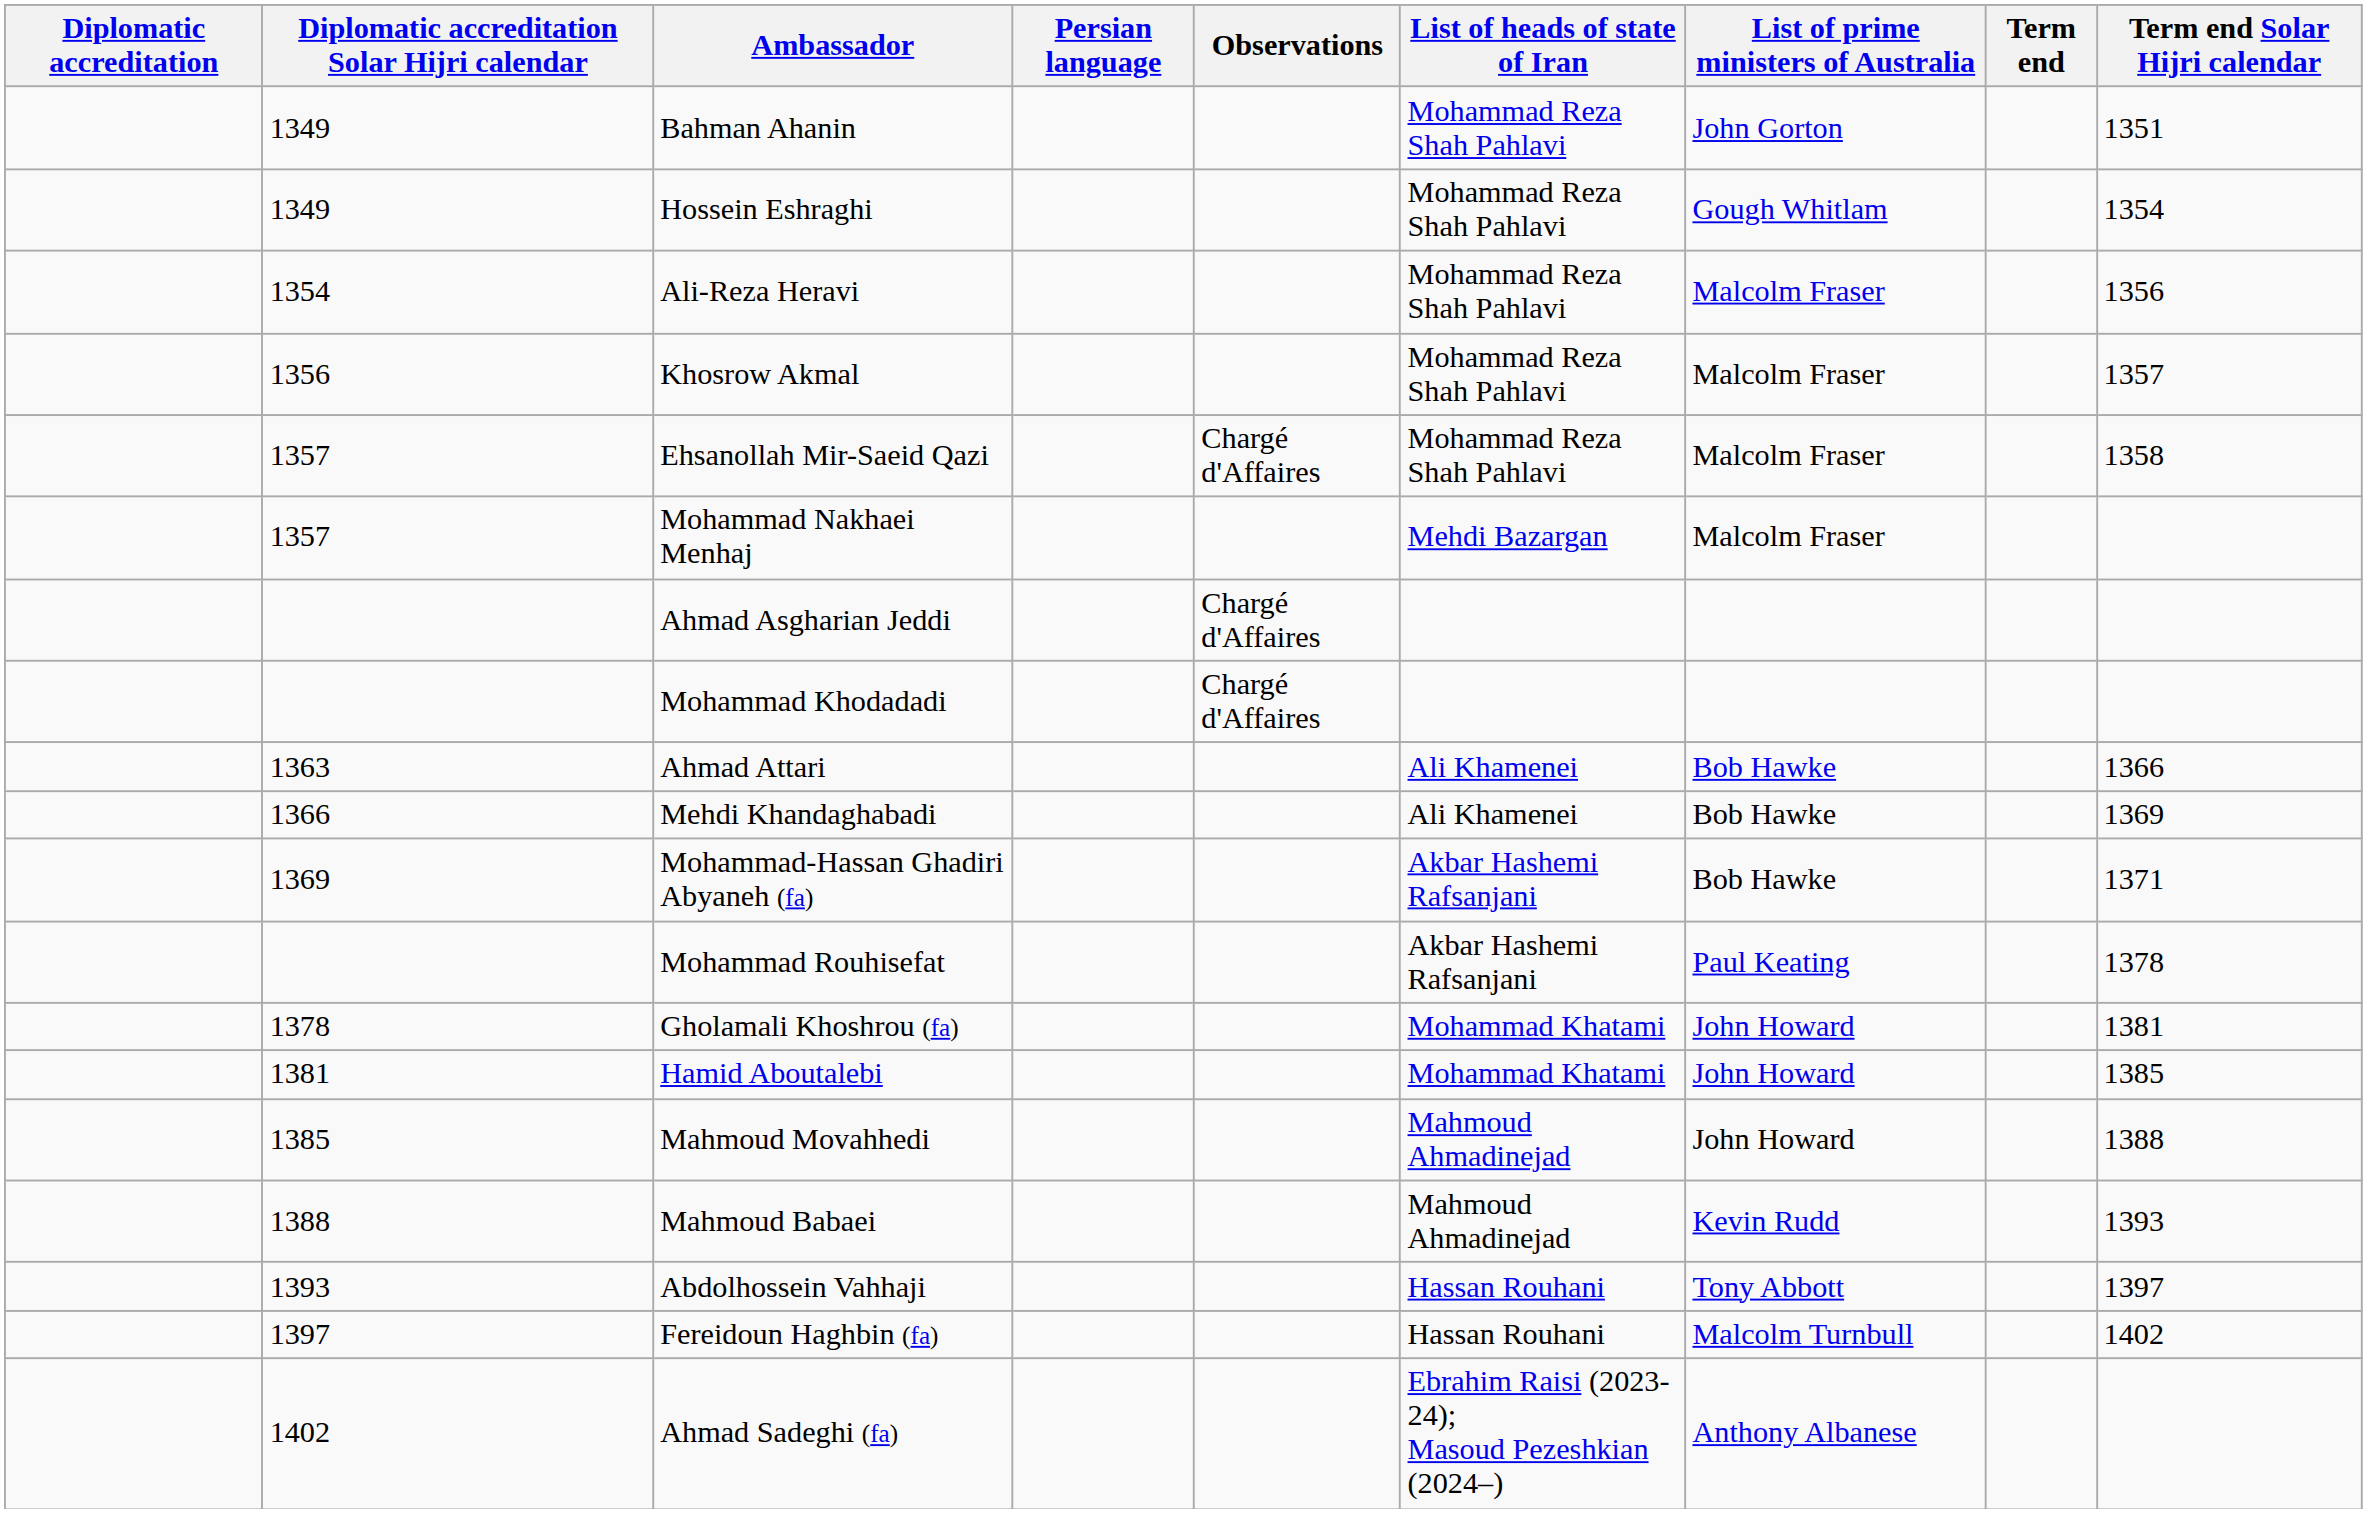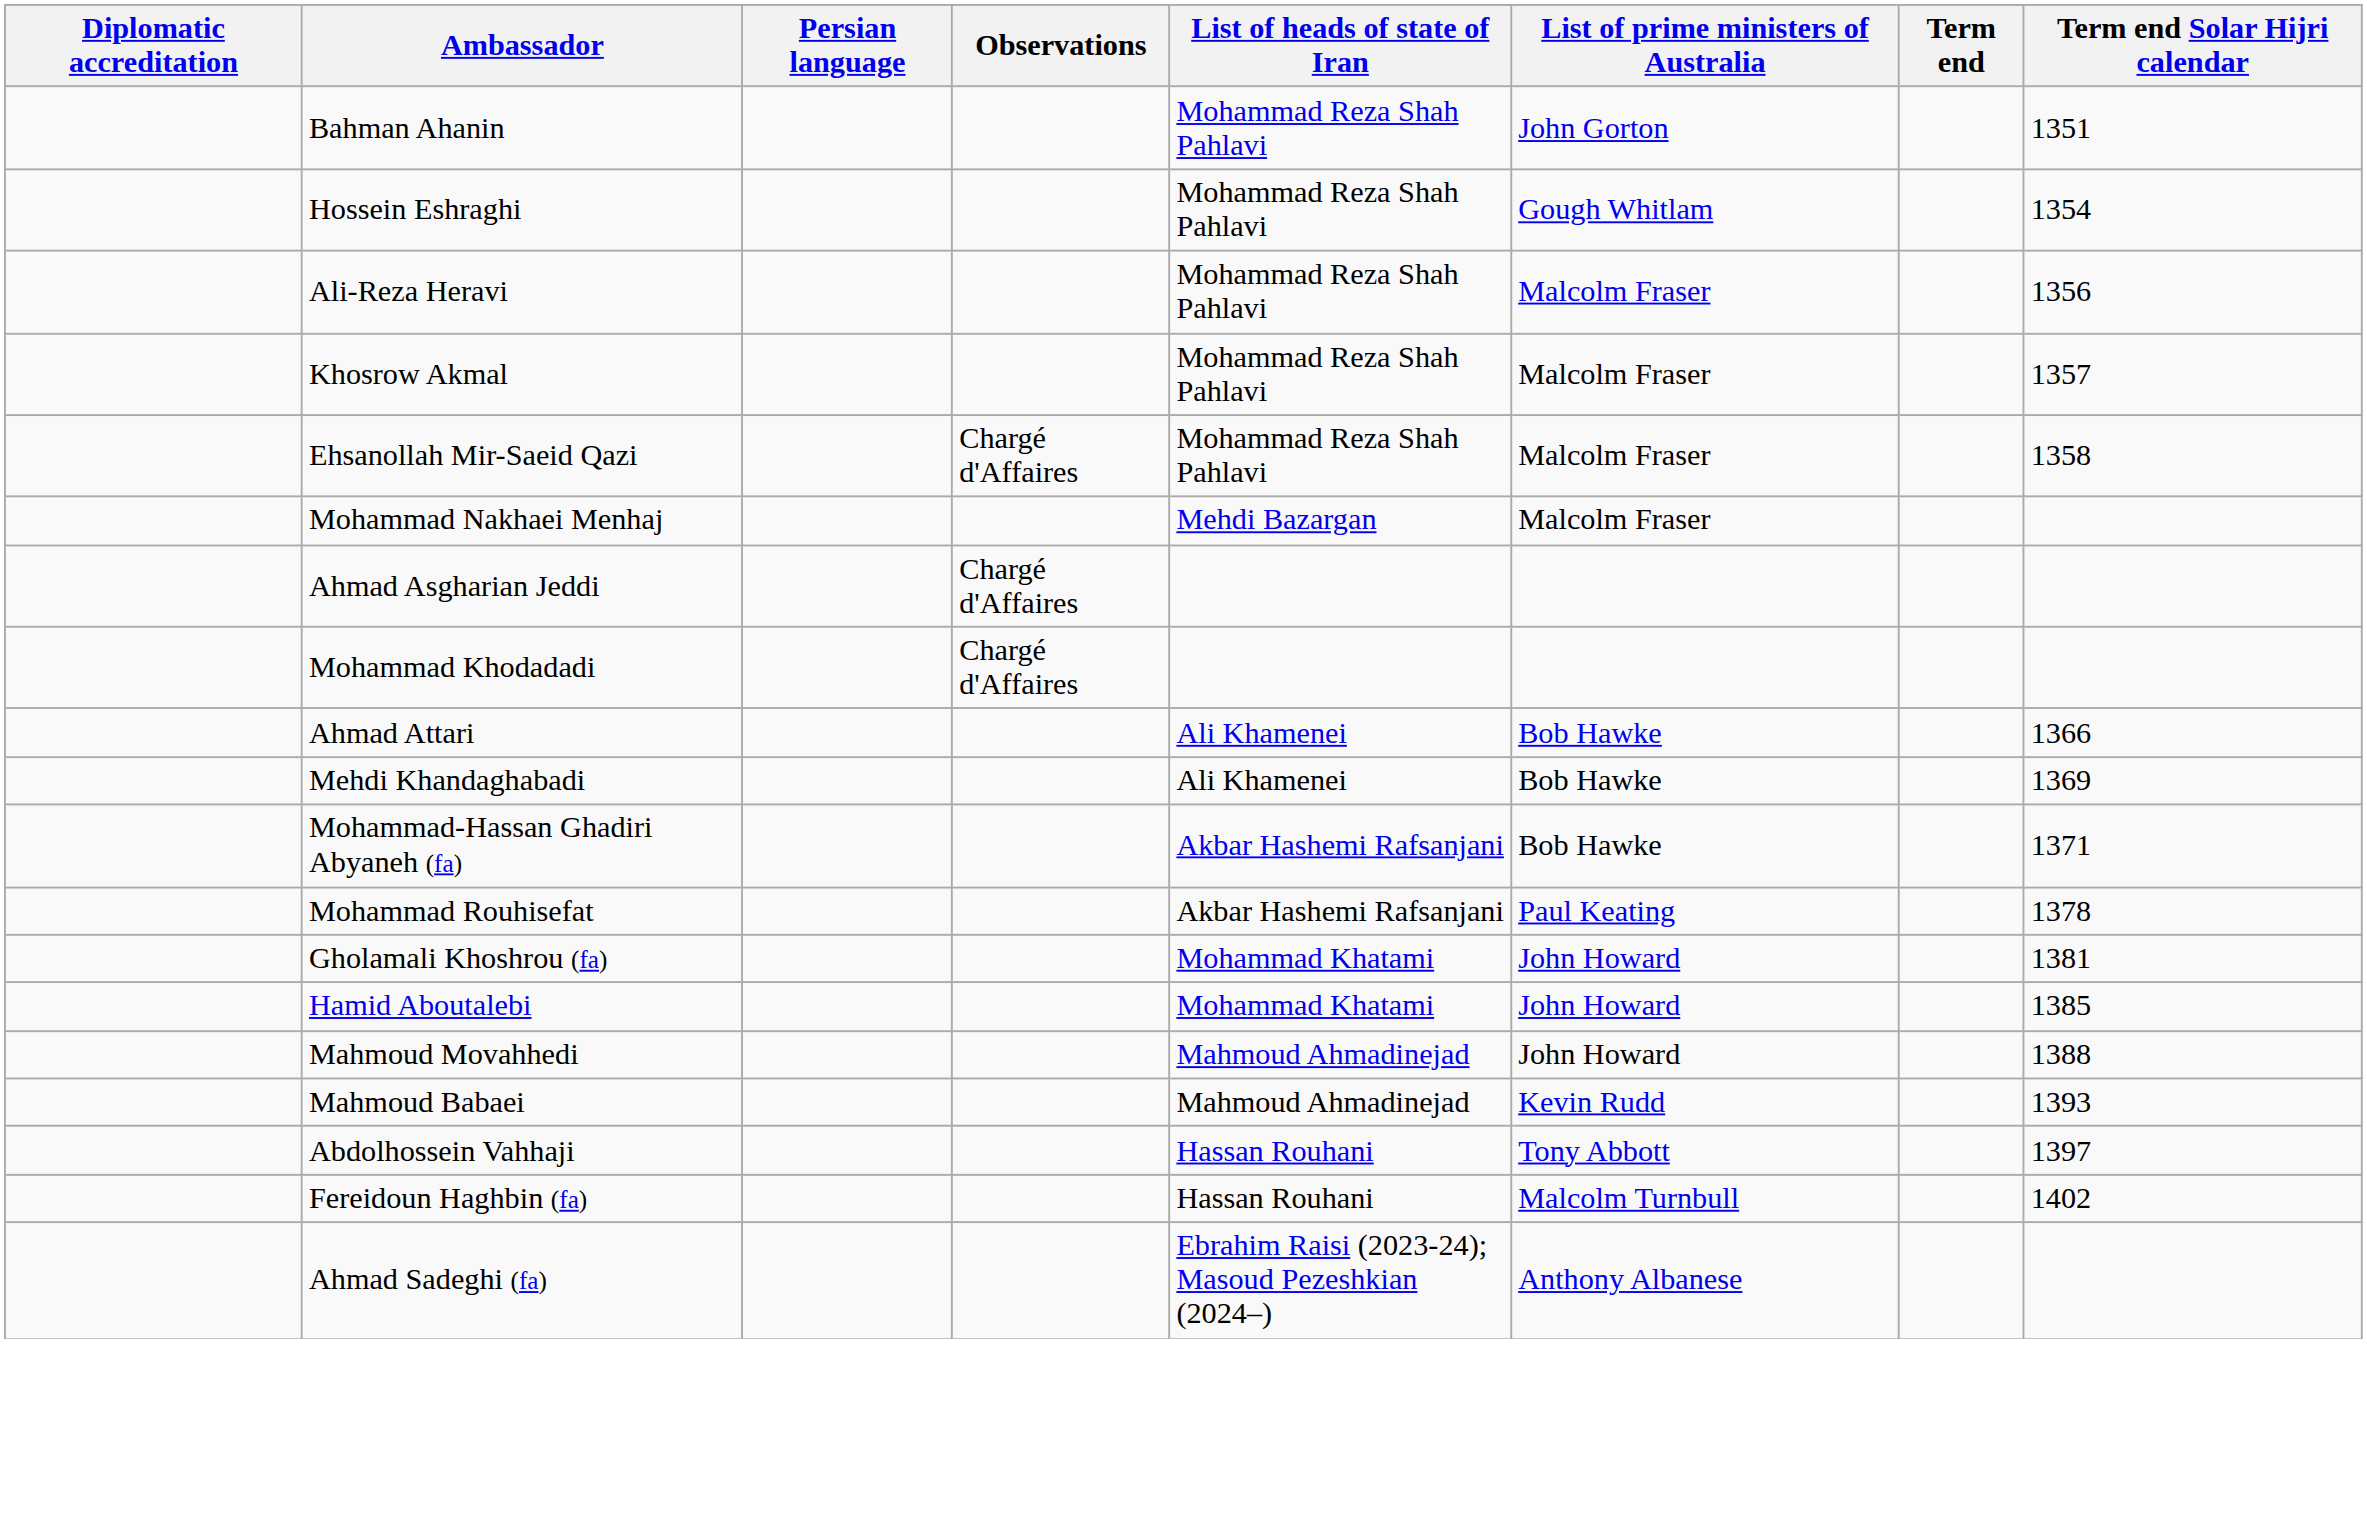- column: (458, 45)
